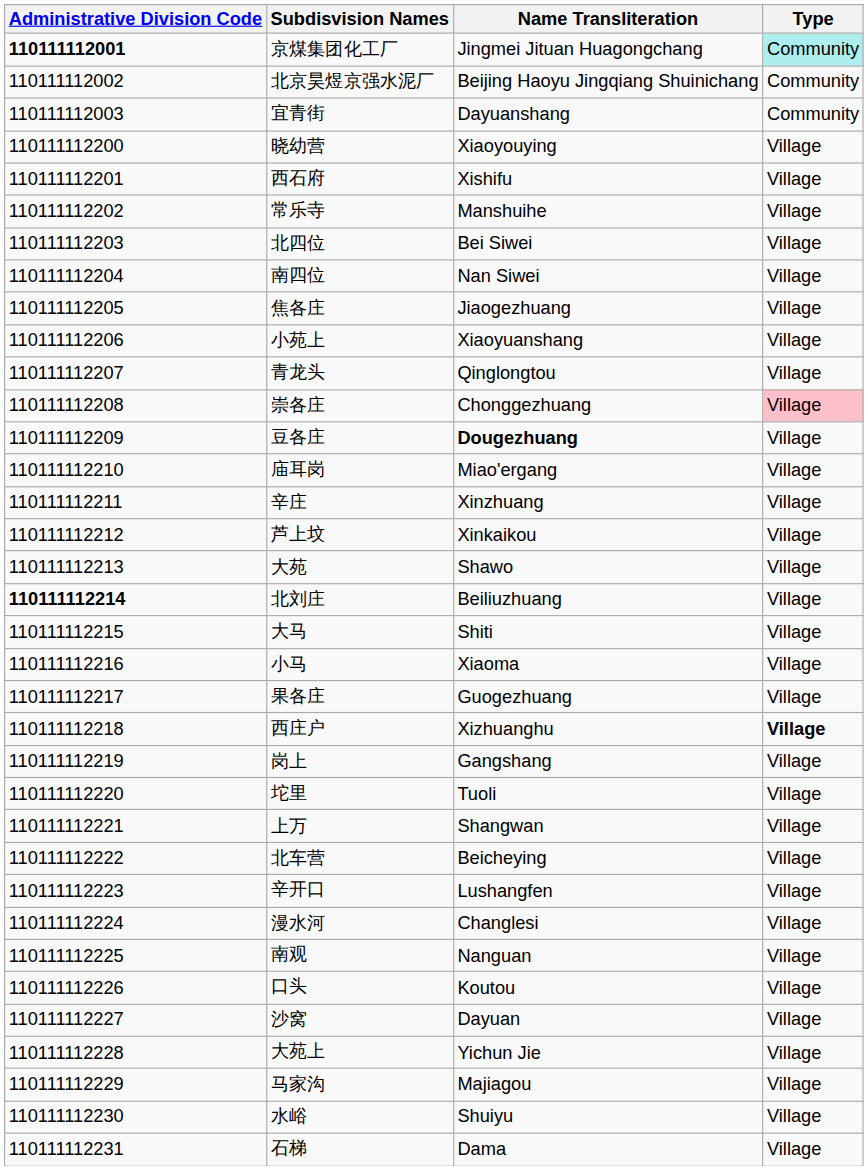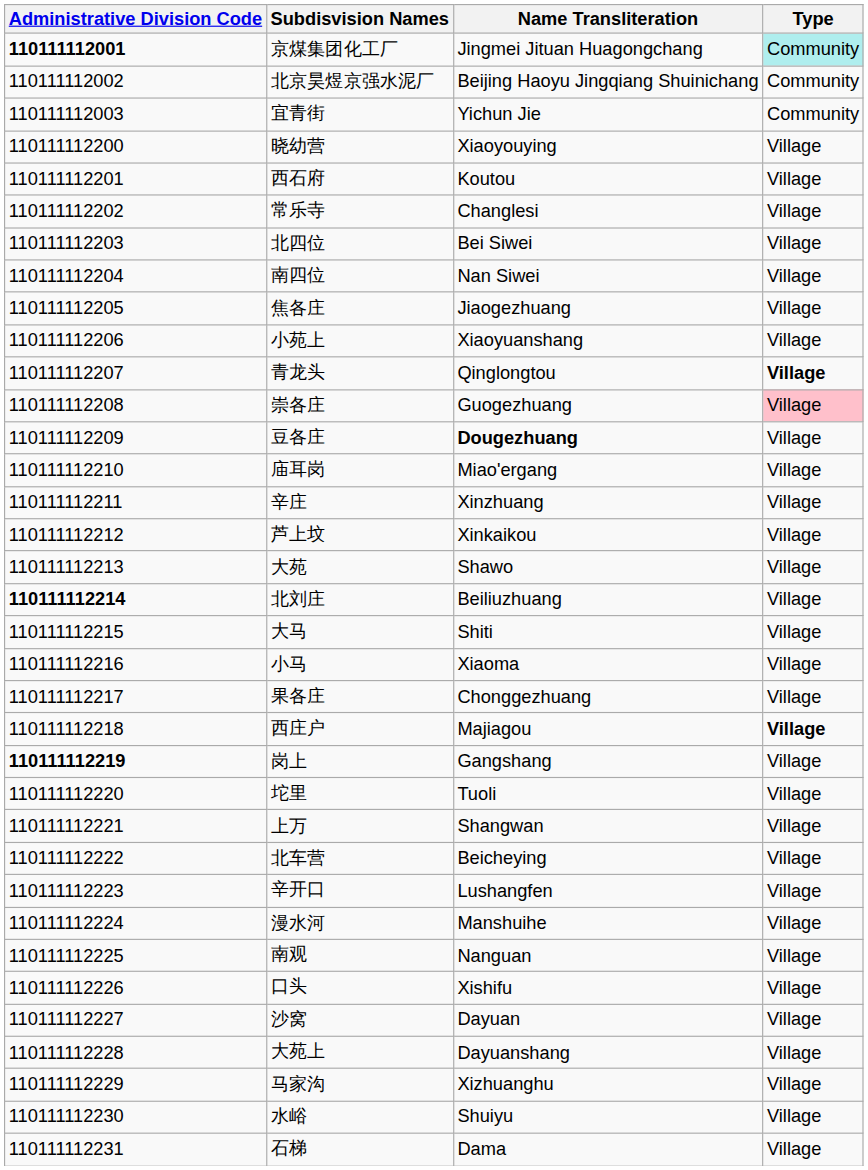(514, 114) Dayuanshang -> (499, 114) Yichun Jie
(485, 178) Xishifu -> (486, 178) Koutou
(502, 211) Manshuihe -> (498, 211) Changlesi
(794, 373) normal -> (796, 373) bold
(524, 405) Chonggezhuang -> (515, 405) Guogezhuang
(515, 696) Guogezhuang -> (524, 696) Chonggezhuang
(506, 728) Xizhuanghu -> (494, 728) Majiagou
(66, 761) normal -> (67, 761) bold
(498, 922) Changlesi -> (502, 922) Manshuihe
(486, 987) Koutou -> (485, 987) Xishifu
(499, 1052) Yichun Jie -> (514, 1052) Dayuanshang
(494, 1084) Majiagou -> (506, 1084) Xizhuanghu
